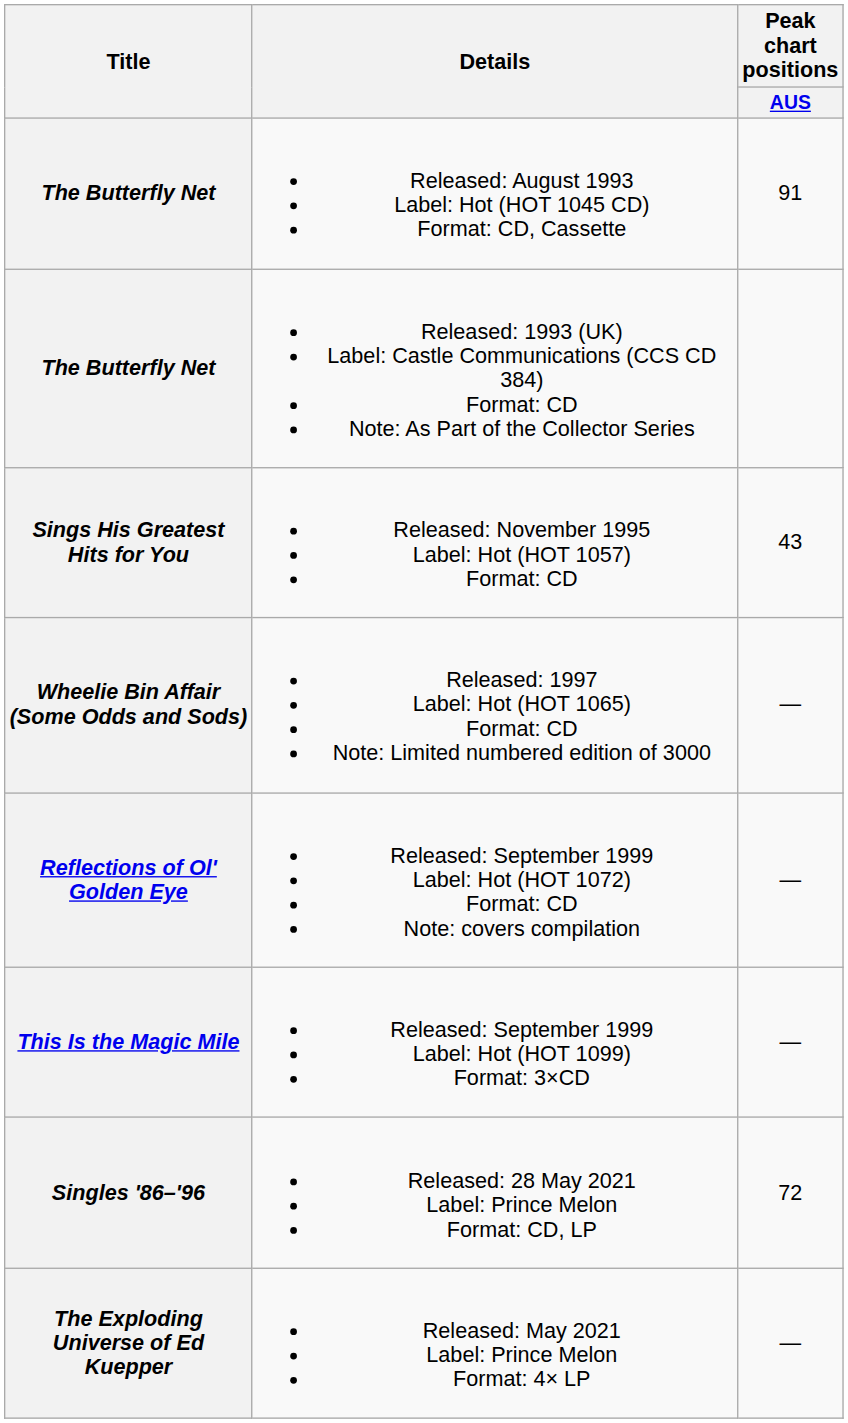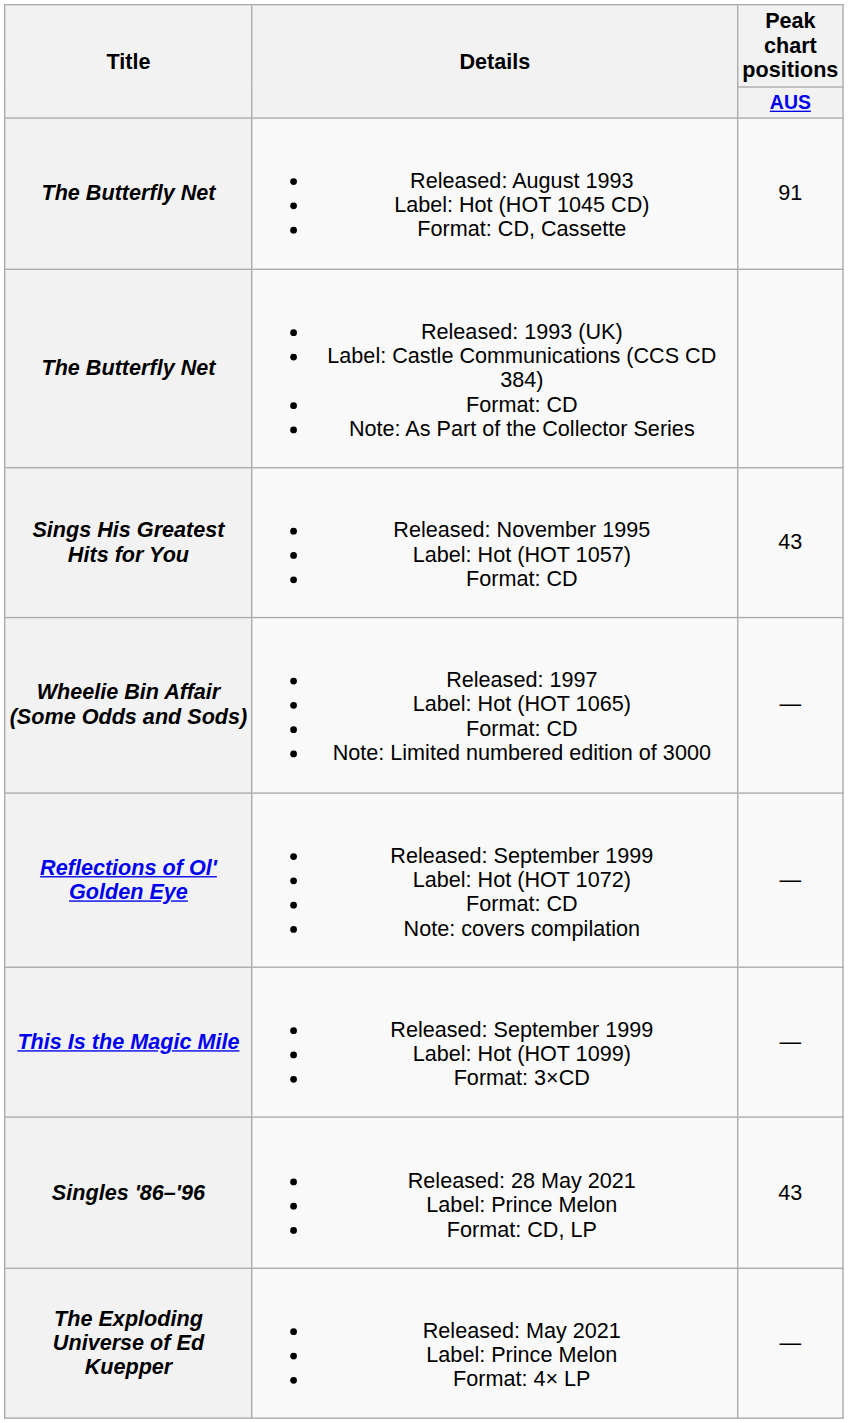(790, 1192) 72 -> (790, 1192) 43
